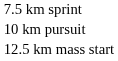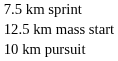rows swapped: (45, 29) <-> (59, 49)
